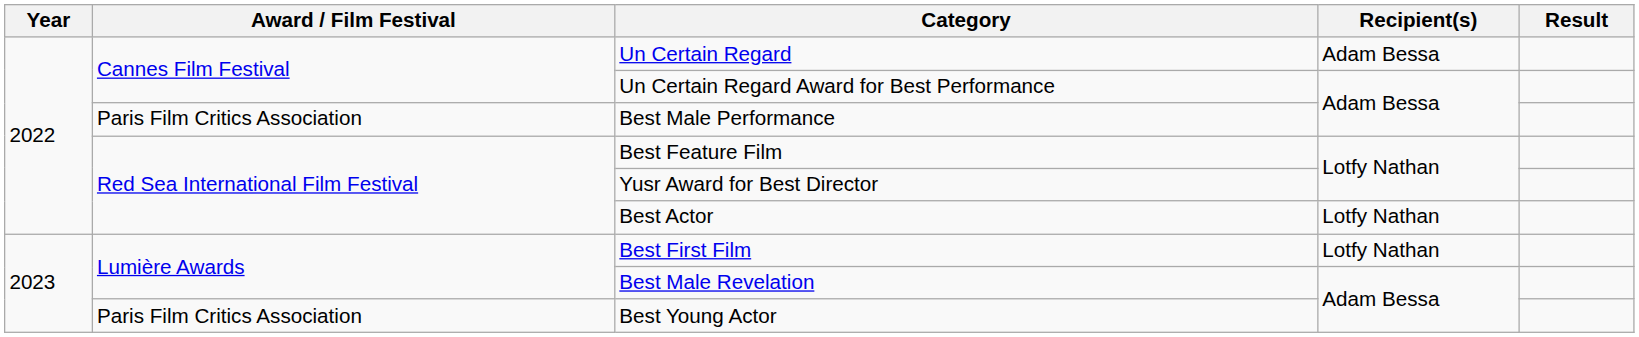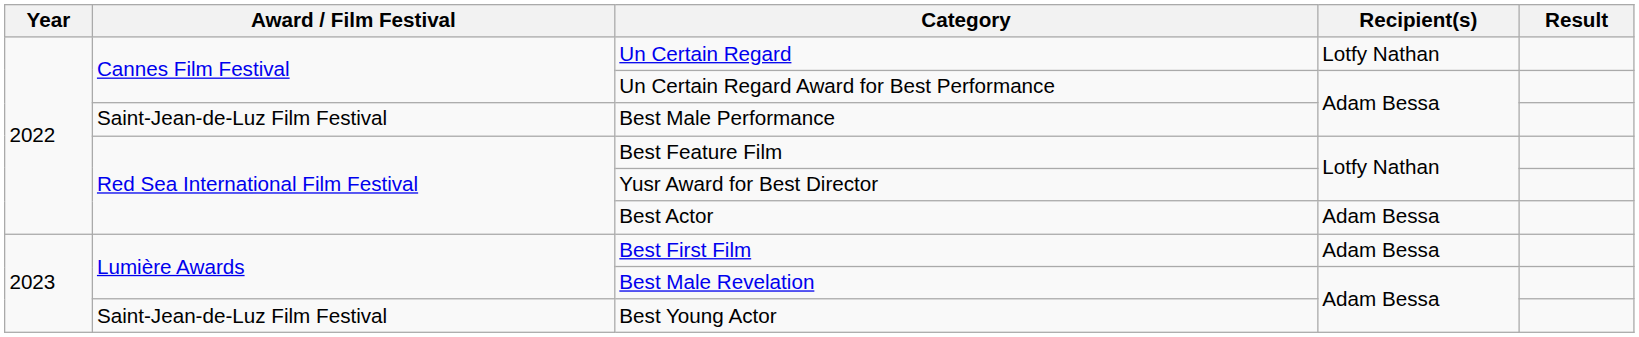(1381, 53) Adam Bessa -> (1381, 53) Lotfy Nathan
(229, 119) Paris Film Critics Association -> (242, 119) Saint-Jean-de-Luz Film Festival
(1381, 217) Lotfy Nathan -> (1381, 217) Adam Bessa
(1381, 250) Lotfy Nathan -> (1381, 250) Adam Bessa
(229, 315) Paris Film Critics Association -> (242, 315) Saint-Jean-de-Luz Film Festival
